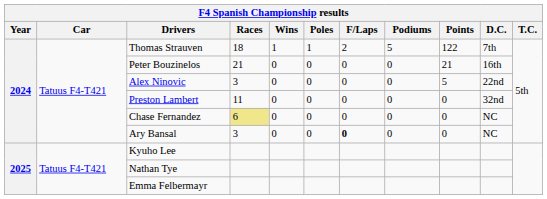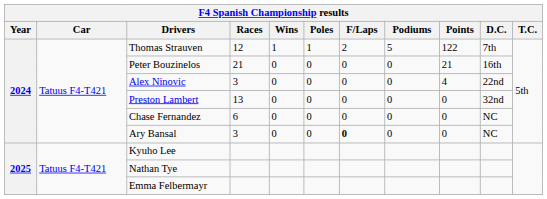(238, 47) 18 -> (238, 47) 12
(444, 81) 5 -> (444, 81) 4
(238, 99) 11 -> (238, 99) 13
(235, 116) khaki background -> (235, 116) no background
